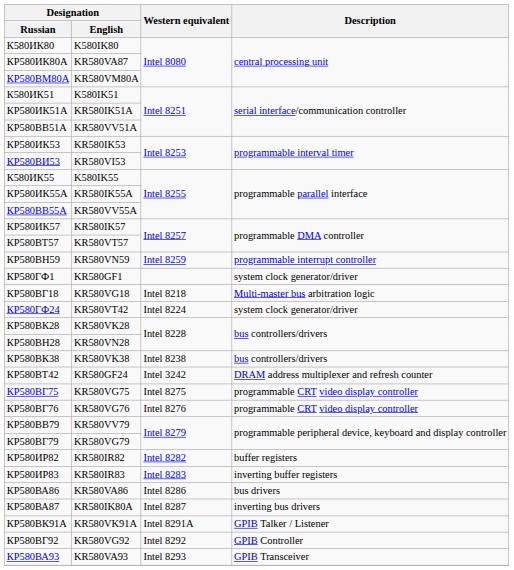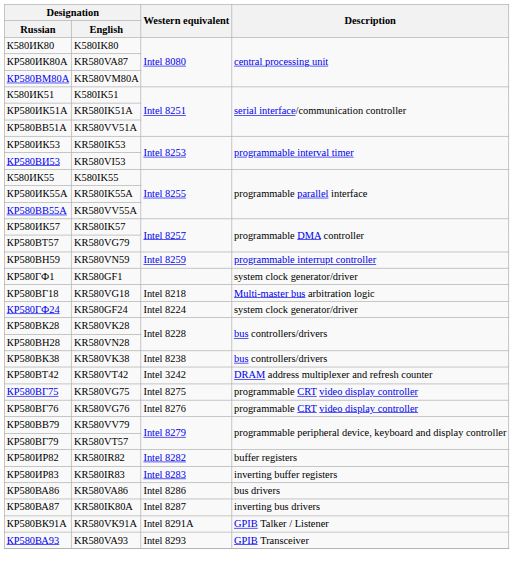(101, 243) KR580VT57 -> (102, 243) KR580VG79
(101, 309) KR580VT42 -> (101, 309) KR580GF24
(101, 375) KR580GF24 -> (101, 375) KR580VT42
(102, 441) KR580VG79 -> (101, 441) KR580VT57
- row: (33, 540)
